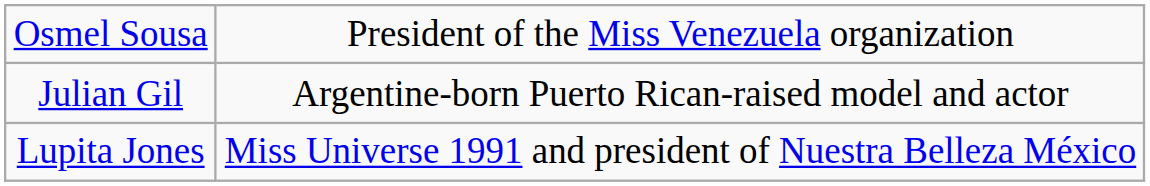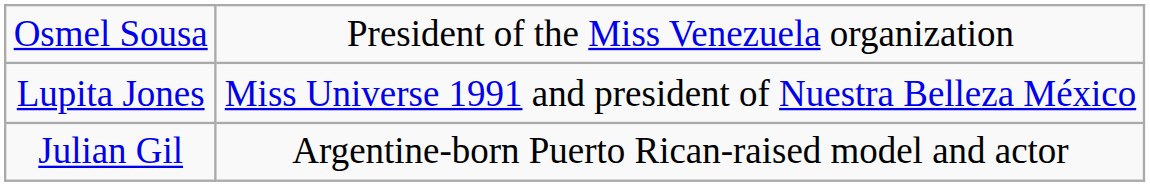rows swapped: (111, 151) <-> (111, 92)
